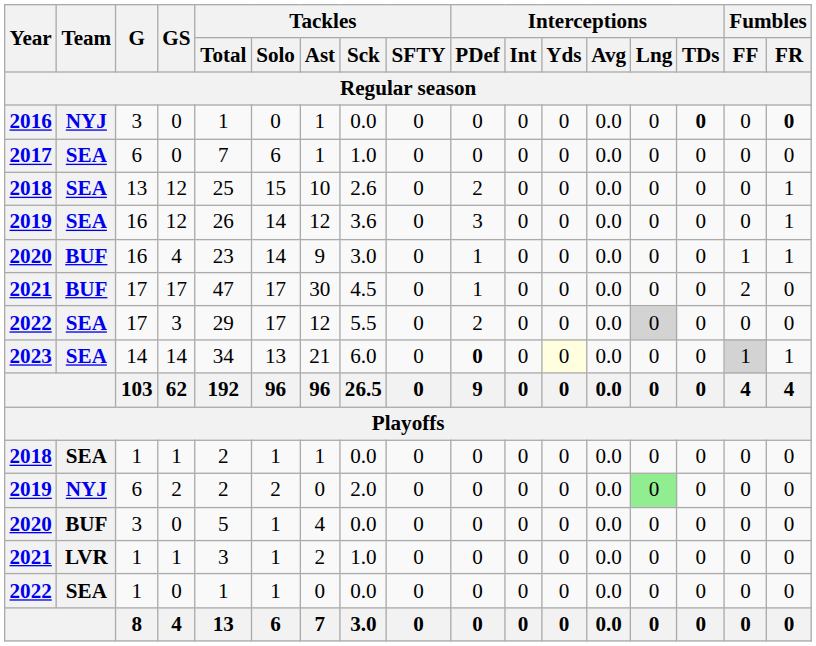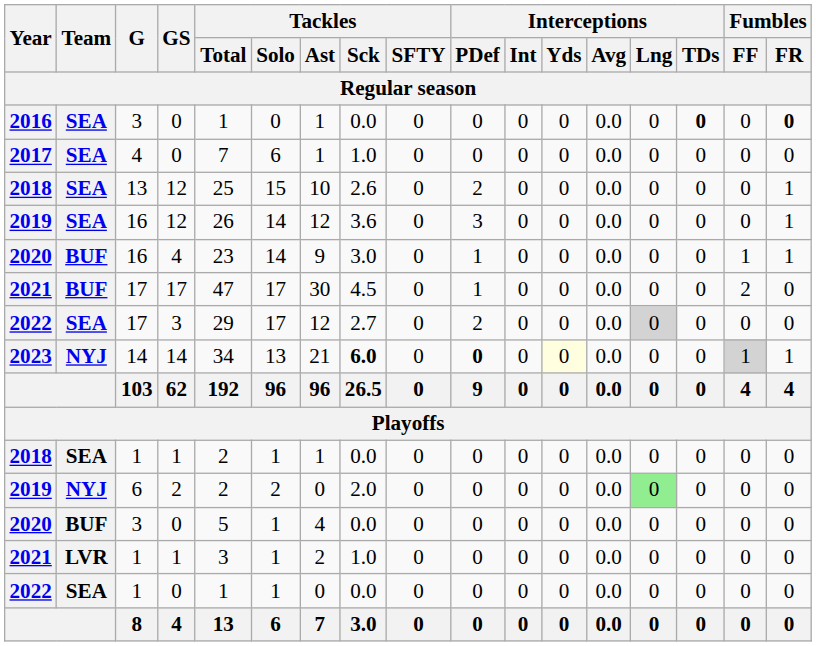(86, 121) NYJ -> (86, 121) SEA
(137, 155) 6 -> (137, 155) 4
(363, 322) 5.5 -> (363, 322) 2.7
(86, 356) SEA -> (86, 356) NYJ
(363, 356) normal -> (363, 356) bold
